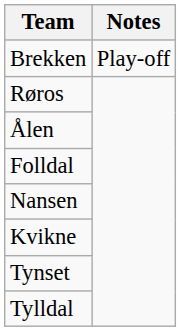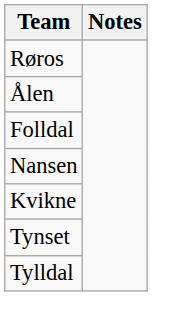- row: (48, 58)
